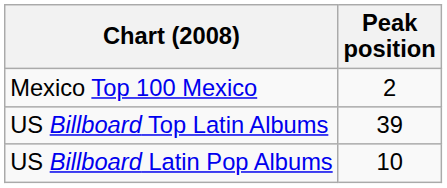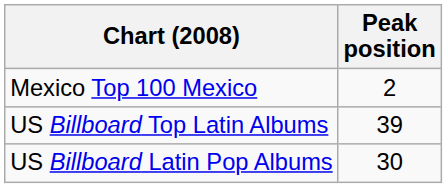(390, 162) 10 -> (390, 162) 30
